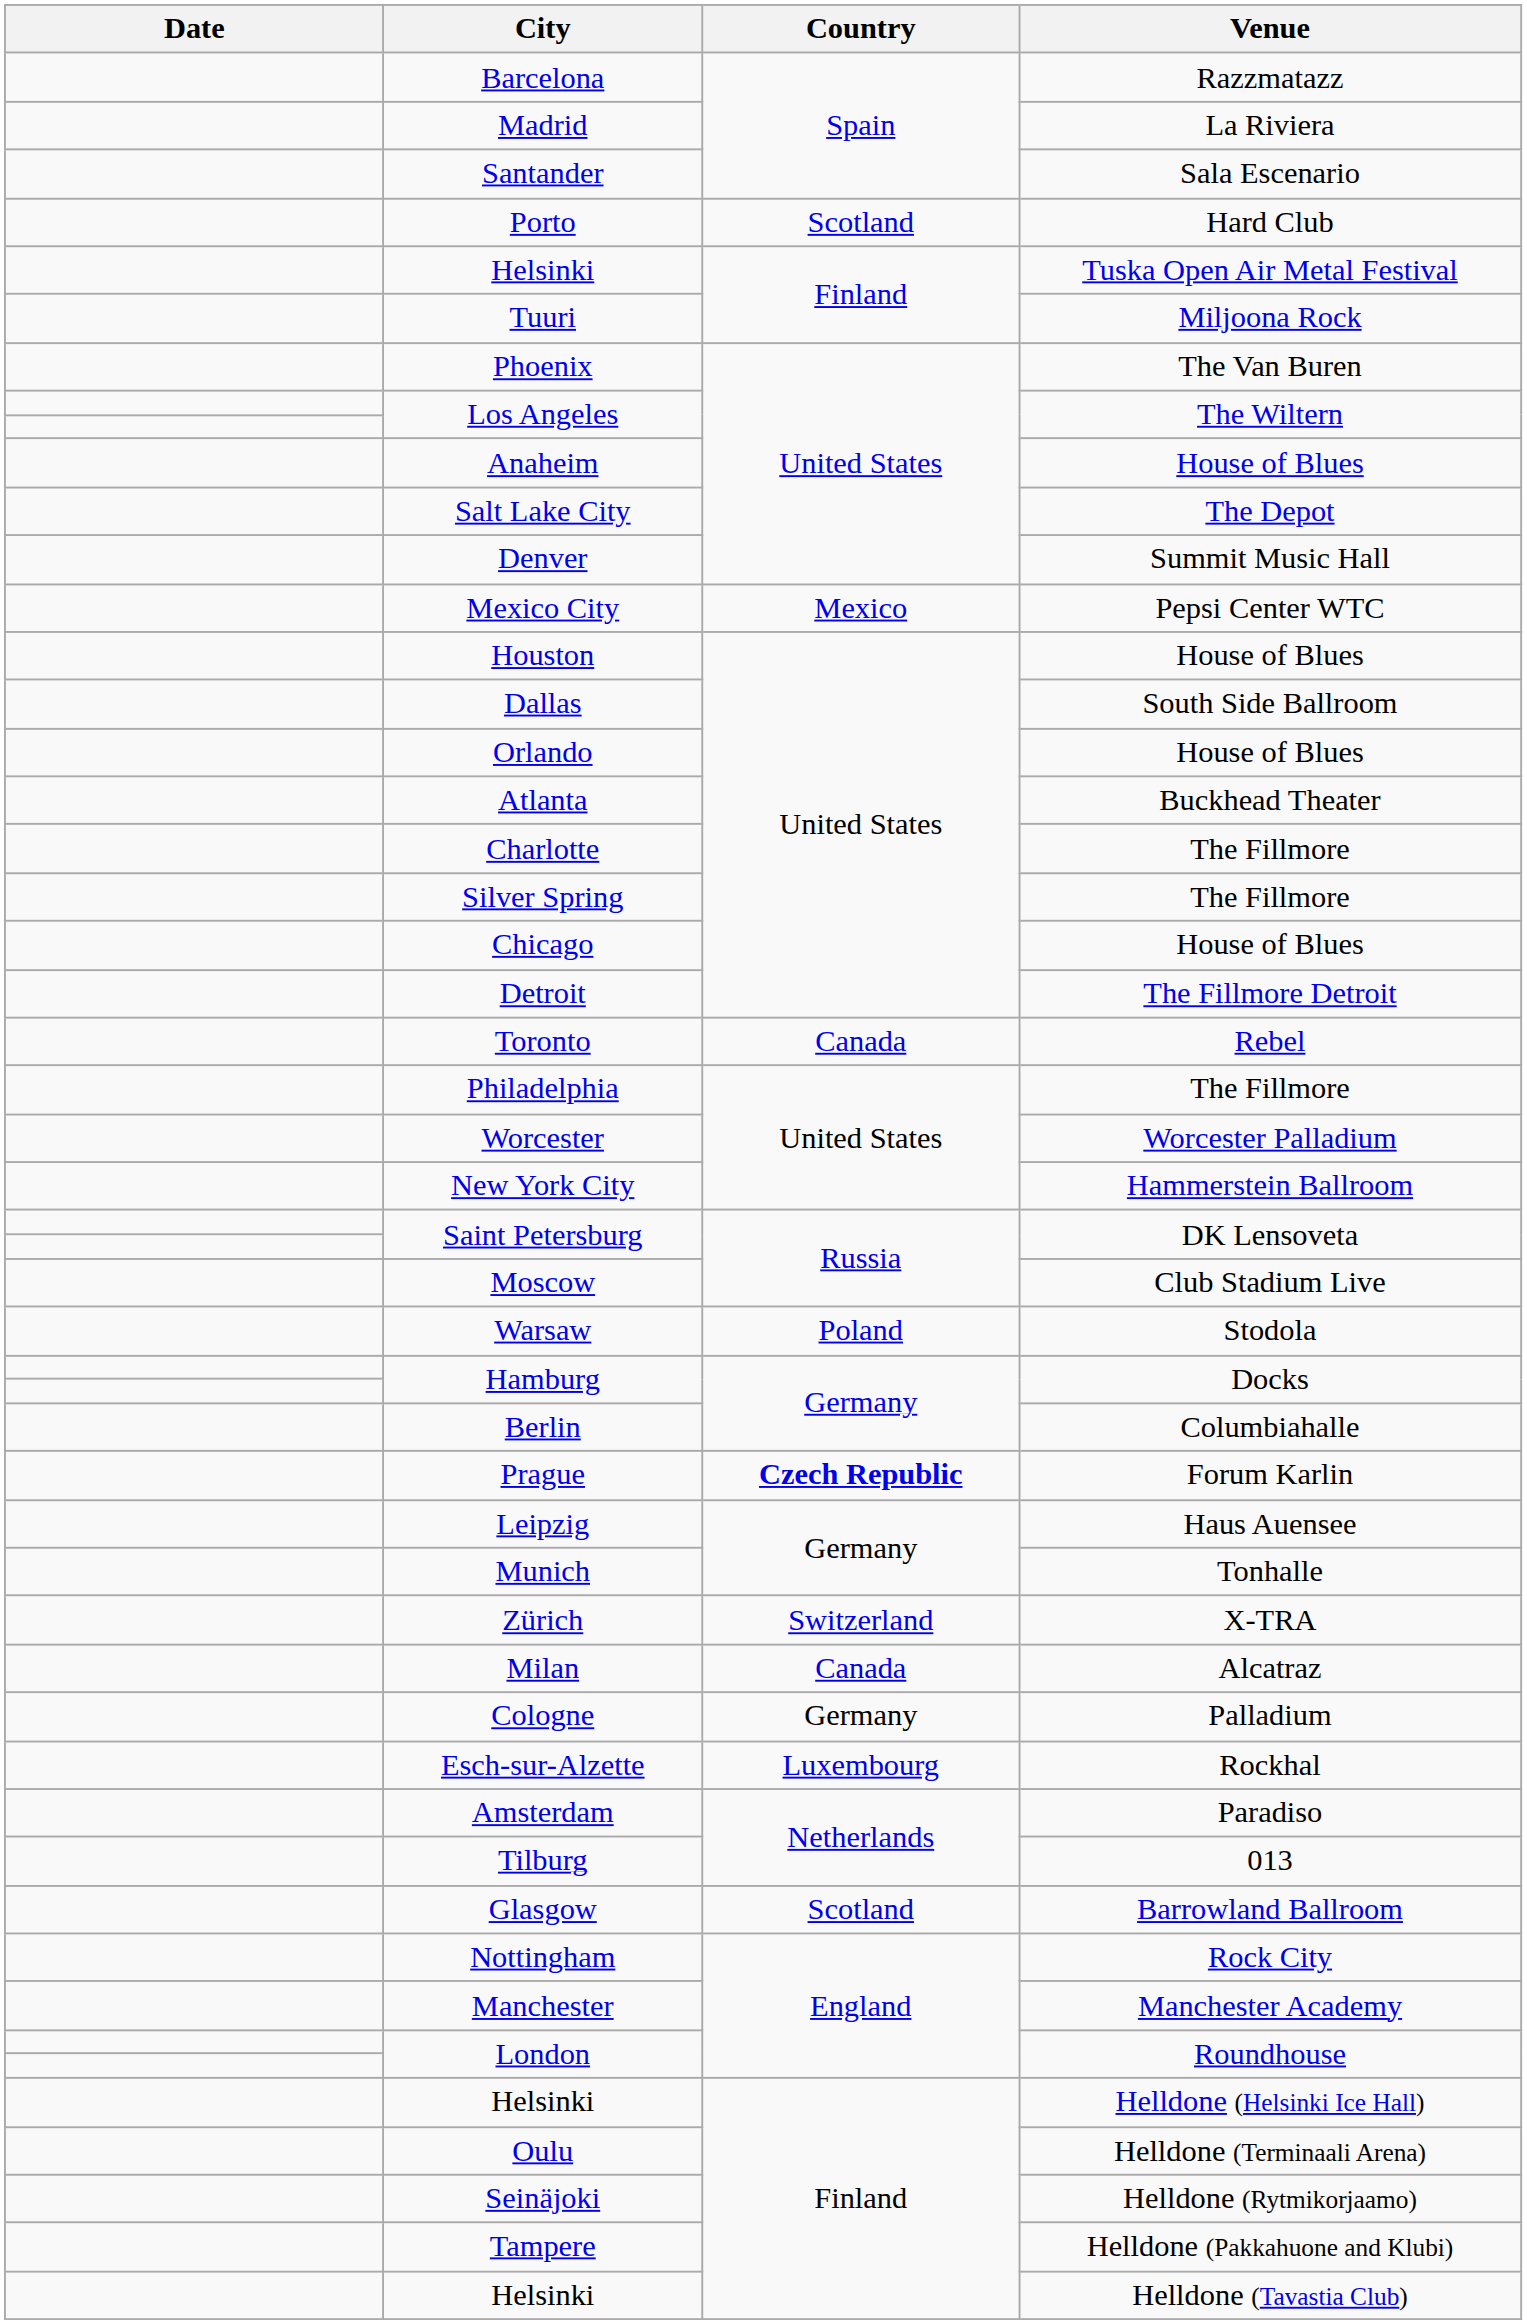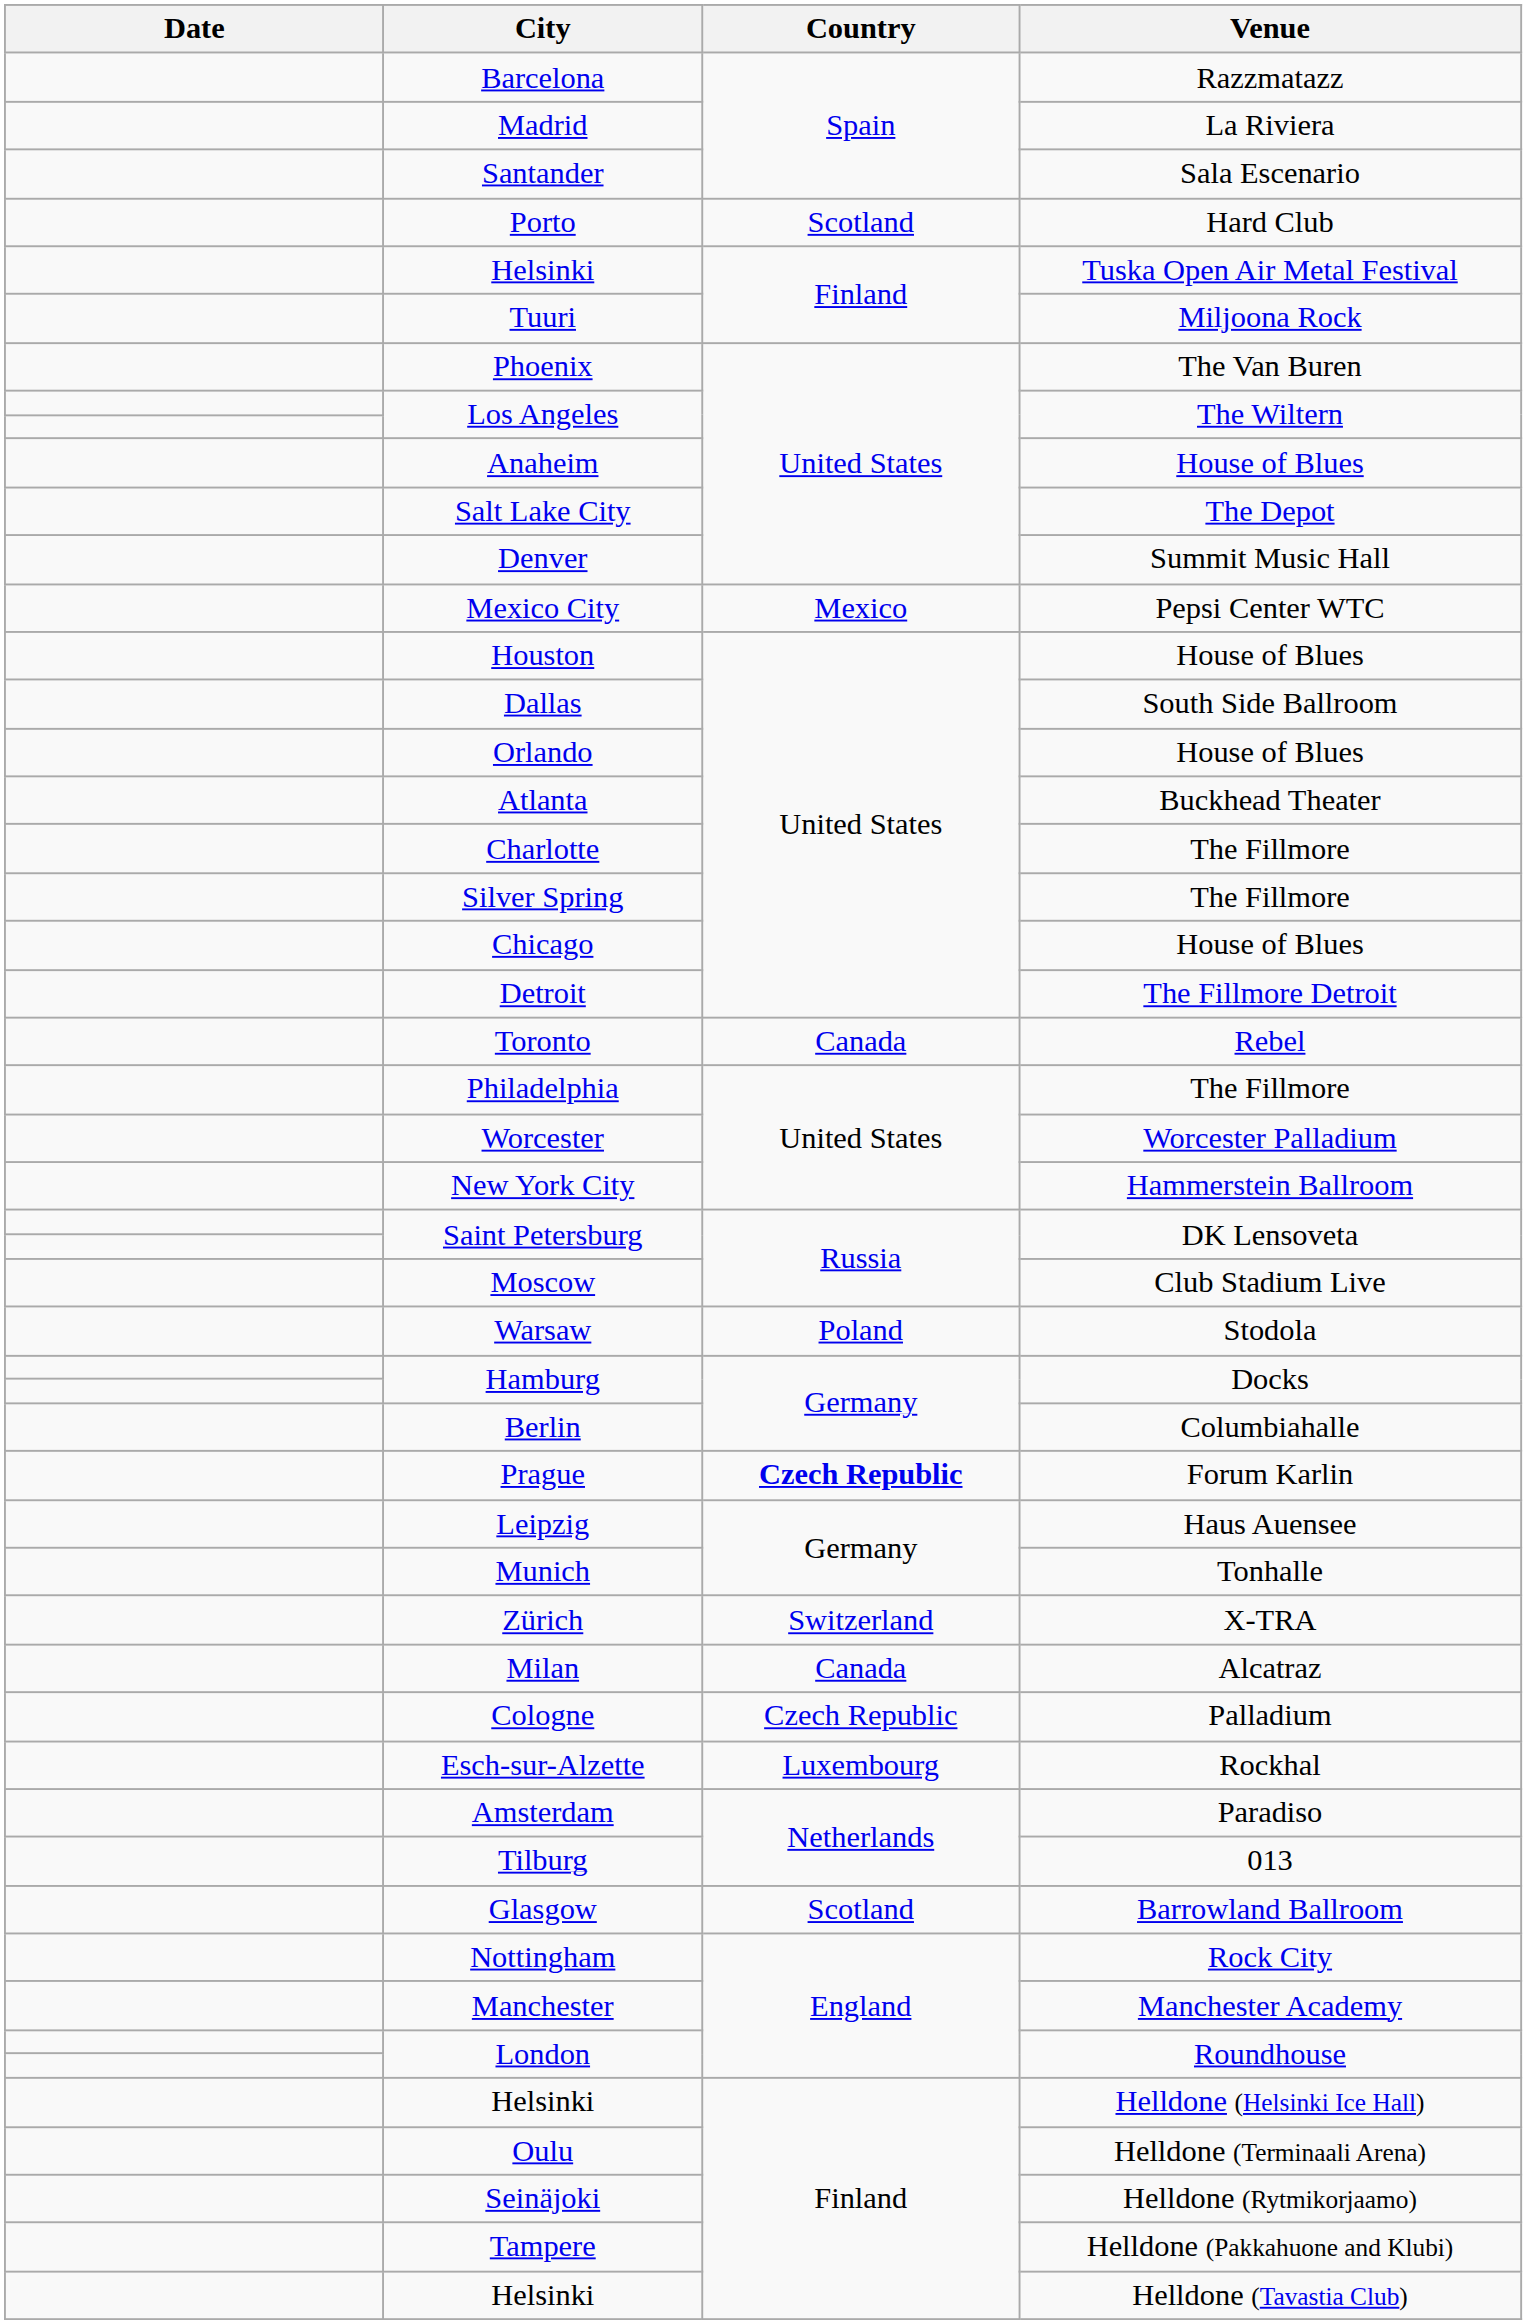(861, 1716) Germany -> (861, 1716) Czech Republic
